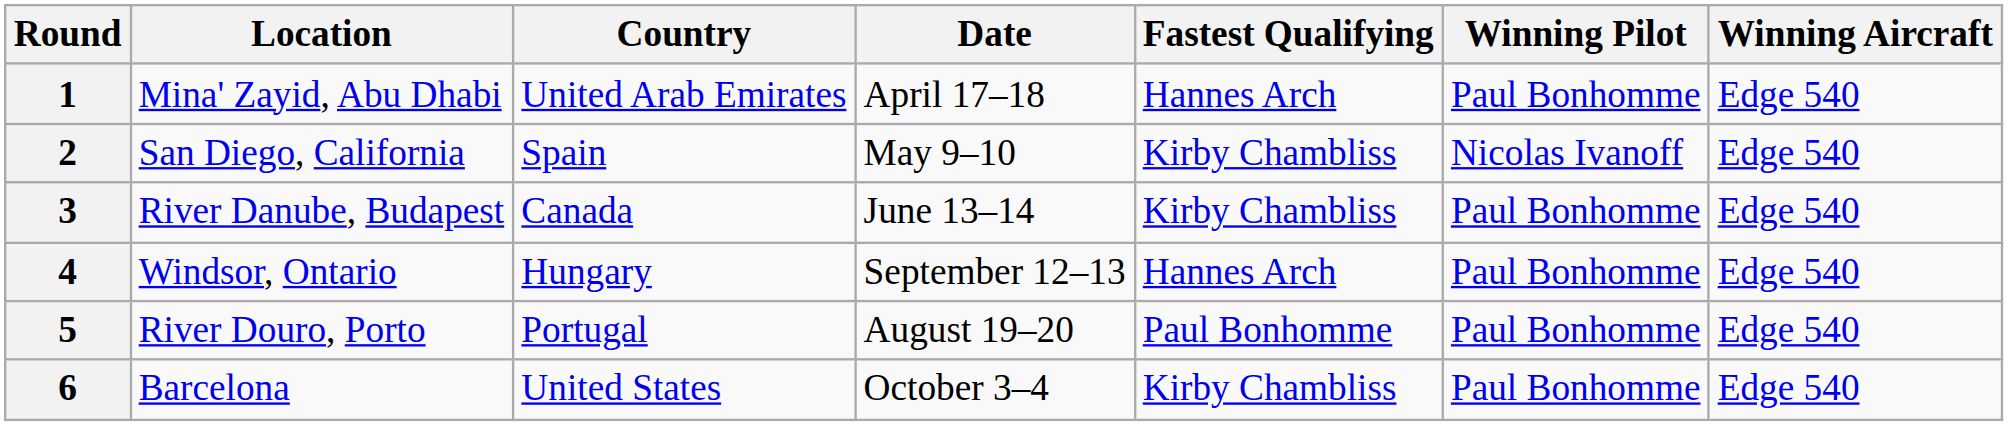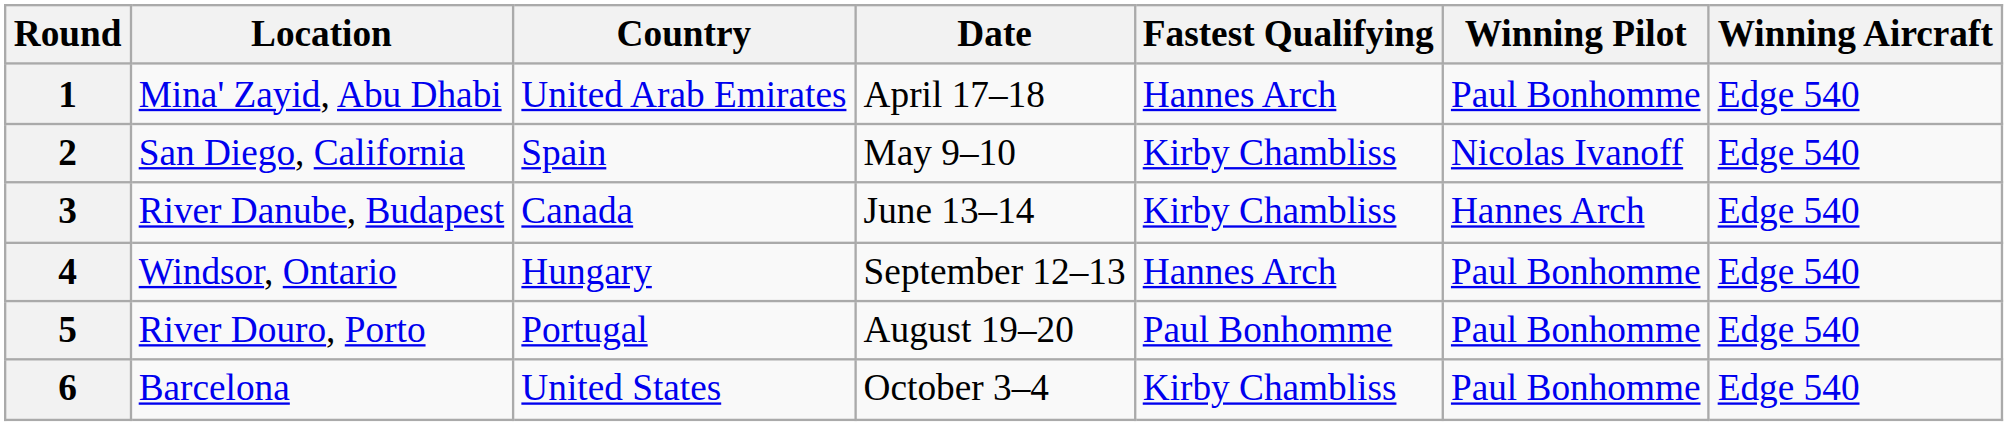(1576, 211) Paul Bonhomme -> (1548, 211) Hannes Arch
